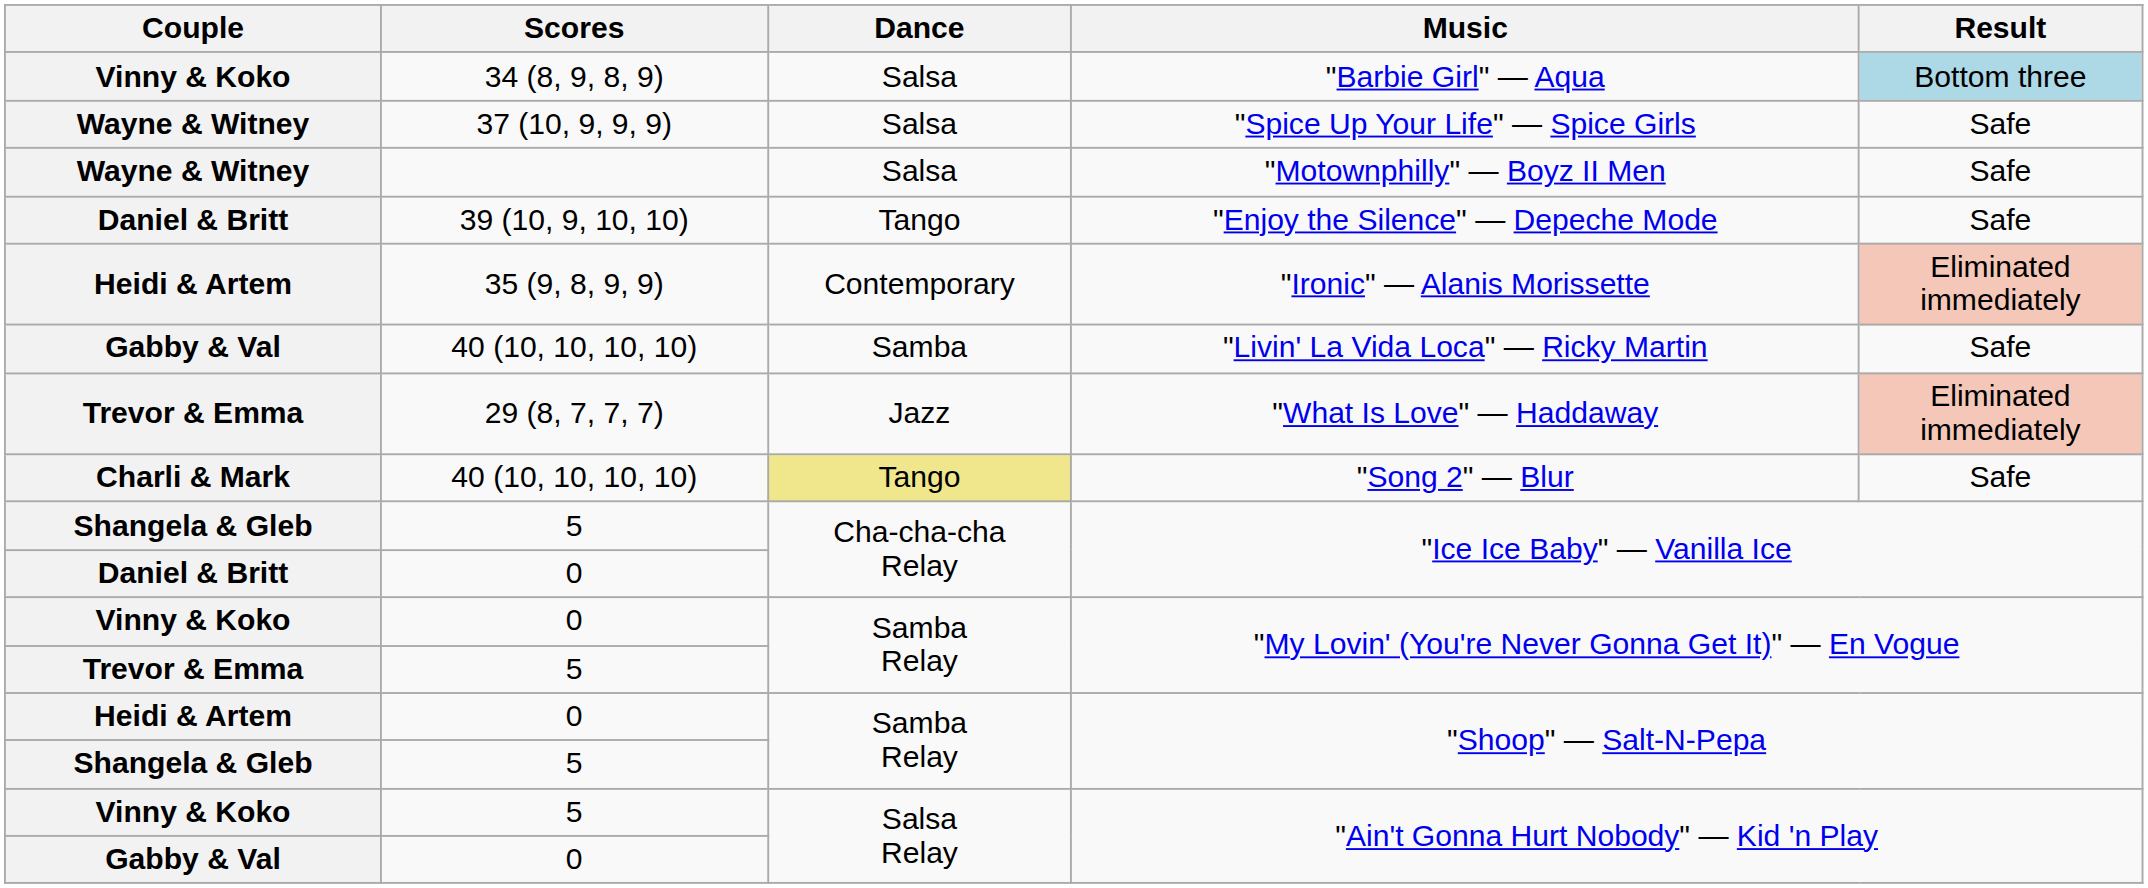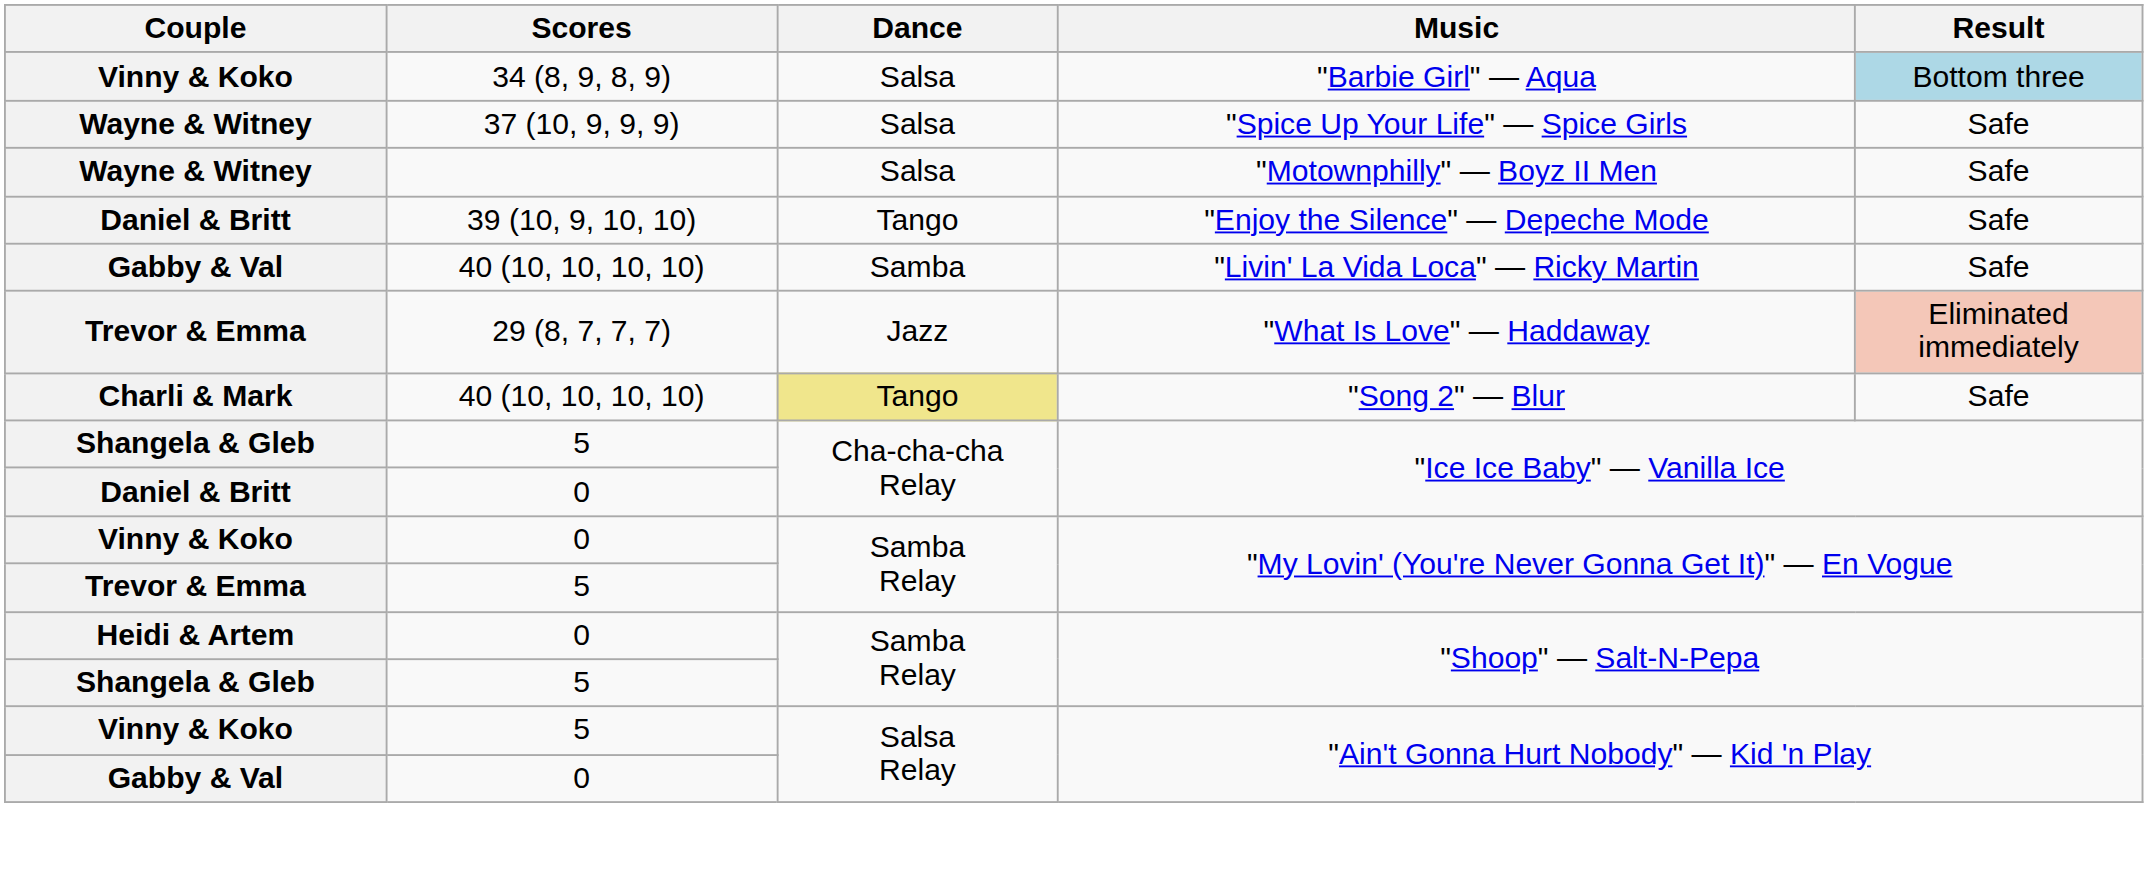- row: (574, 283)
